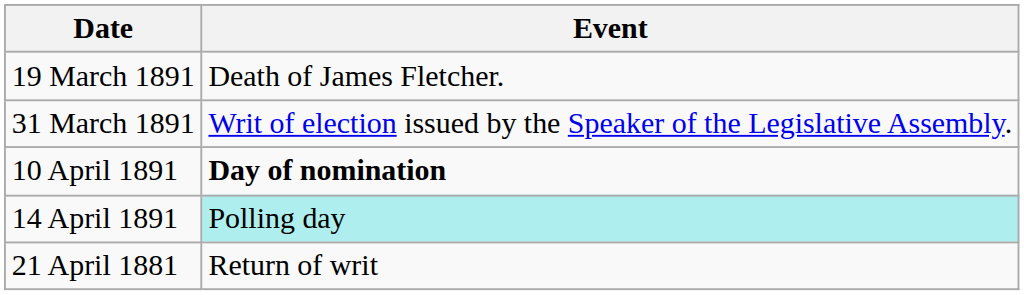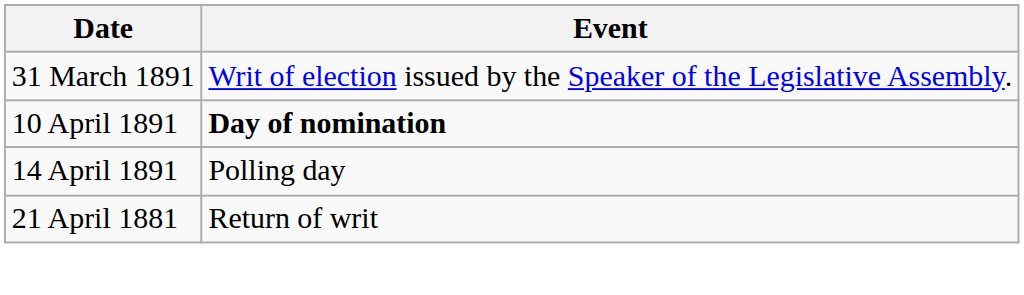- row: (103, 75)
(277, 218) paleturquoise background -> (277, 170) no background
